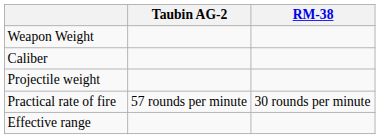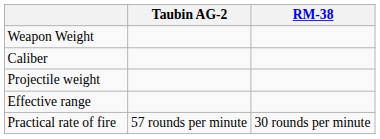rows swapped: (62, 101) <-> (49, 123)
